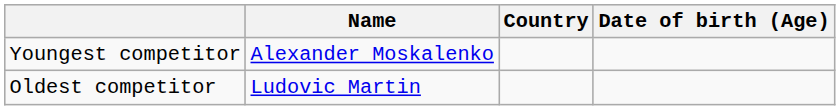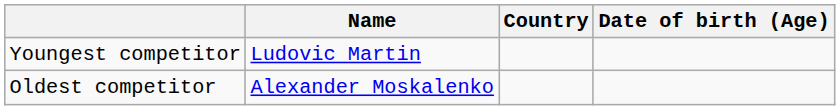(372, 54) Alexander Moskalenko -> (336, 54) Ludovic Martin
(336, 87) Ludovic Martin -> (372, 87) Alexander Moskalenko
